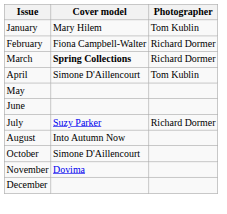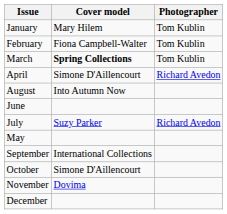(183, 43) Richard Dormer -> (181, 43) Tom Kublin
(183, 59) Richard Dormer -> (181, 59) Tom Kublin
(175, 75) Tom Kublin -> (189, 75) Richard Avedon
rows swapped: (16, 91) <-> (21, 138)
(183, 122) Richard Dormer -> (189, 122) Richard Avedon
+ row: (28, 153)
